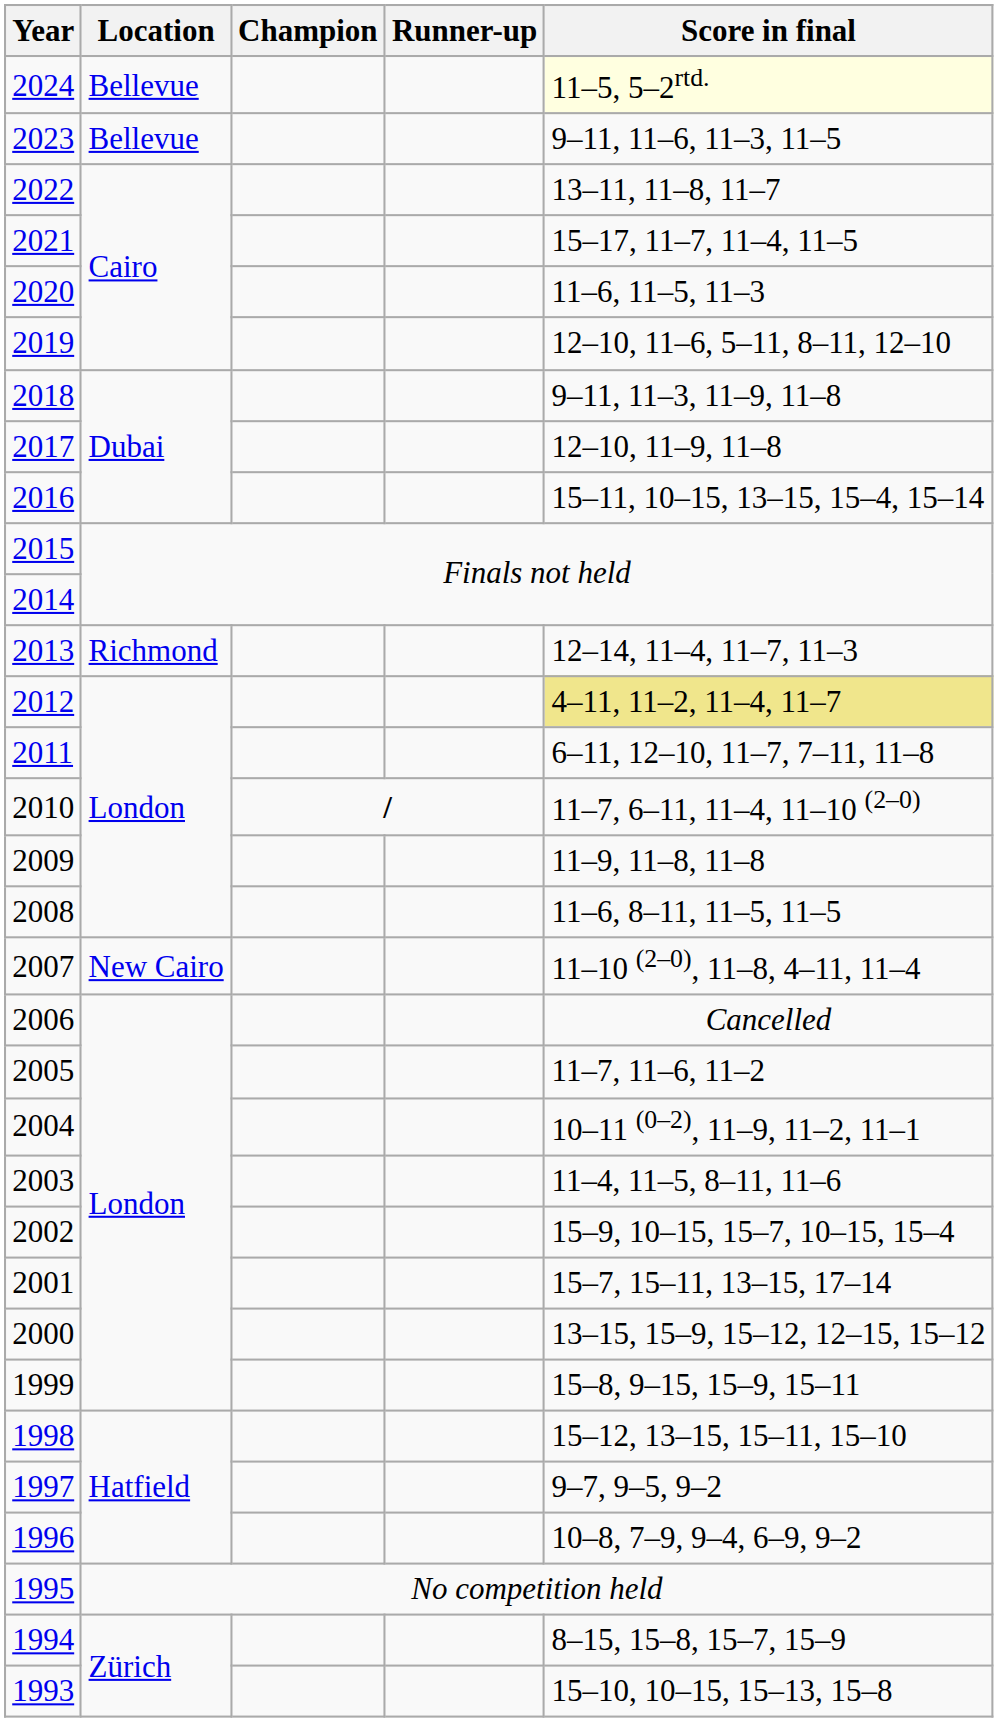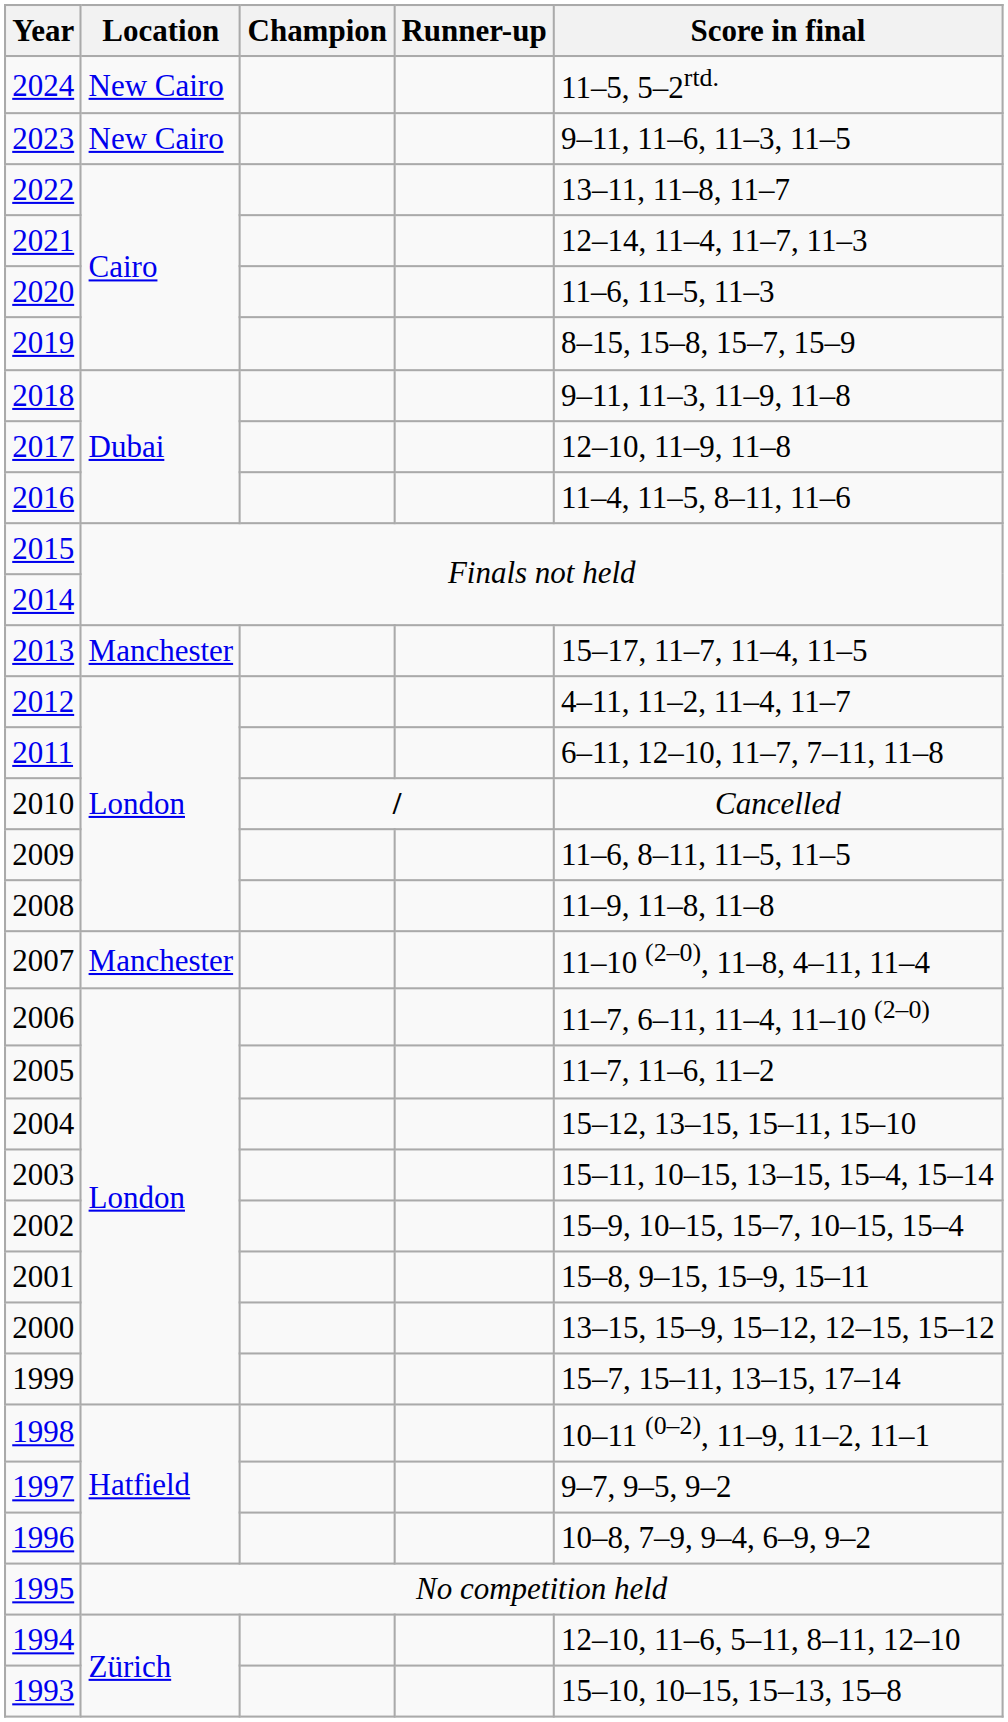(144, 84) Bellevue -> (156, 84) New Cairo
(631, 84) lightyellow background -> (640, 84) no background
(144, 138) Bellevue -> (156, 138) New Cairo
(705, 241) 15–17, 11–7, 11–4, 11–5 -> (714, 241) 12–14, 11–4, 11–7, 11–3
(751, 343) 12–10, 11–6, 5–11, 8–11, 12–10 -> (708, 343) 8–15, 15–8, 15–7, 15–9
(768, 496) 15–11, 10–15, 13–15, 15–4, 15–14 -> (706, 496) 11–4, 11–5, 8–11, 11–6
(153, 650) Richmond -> (161, 650) Manchester
(705, 650) 12–14, 11–4, 11–7, 11–3 -> (714, 650) 15–17, 11–7, 11–4, 11–5
(696, 701) khaki background -> (706, 701) no background
(736, 806) 11–7, 6–11, 11–4, 11–10 (2–0) -> (778, 803) Cancelled
(658, 860) 11–9, 11–8, 11–8 -> (706, 854) 11–6, 8–11, 11–5, 11–5
(696, 911) 11–6, 8–11, 11–5, 11–5 -> (668, 905) 11–9, 11–8, 11–8
(156, 966) New Cairo -> (161, 959) Manchester
(768, 1020) Cancelled -> (746, 1017) 11–7, 6–11, 11–4, 11–10 (2–0)
(736, 1125) 10–11 (0–2), 11–9, 11–2, 11–1 -> (739, 1122) 15–12, 13–15, 15–11, 15–10
(696, 1180) 11–4, 11–5, 8–11, 11–6 -> (777, 1173) 15–11, 10–15, 13–15, 15–4, 15–14
(721, 1282) 15–7, 15–11, 13–15, 17–14 -> (715, 1276) 15–8, 9–15, 15–9, 15–11
(706, 1384) 15–8, 9–15, 15–9, 15–11 -> (731, 1378) 15–7, 15–11, 13–15, 17–14
(729, 1435) 15–12, 13–15, 15–11, 15–10 -> (746, 1432) 10–11 (0–2), 11–9, 11–2, 11–1
(699, 1640) 8–15, 15–8, 15–7, 15–9 -> (761, 1640) 12–10, 11–6, 5–11, 8–11, 12–10
